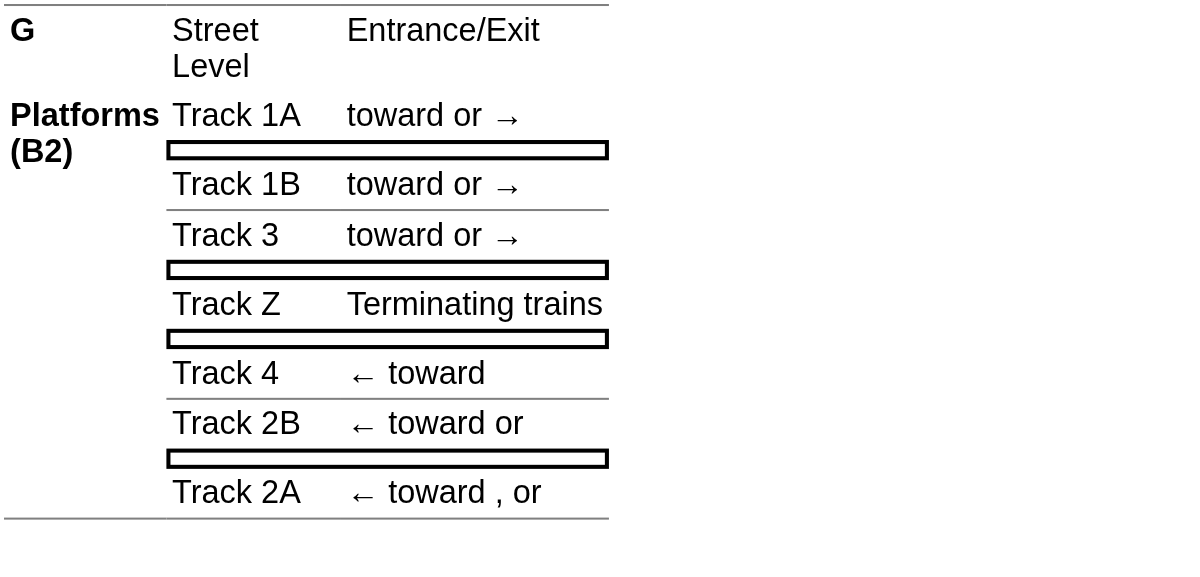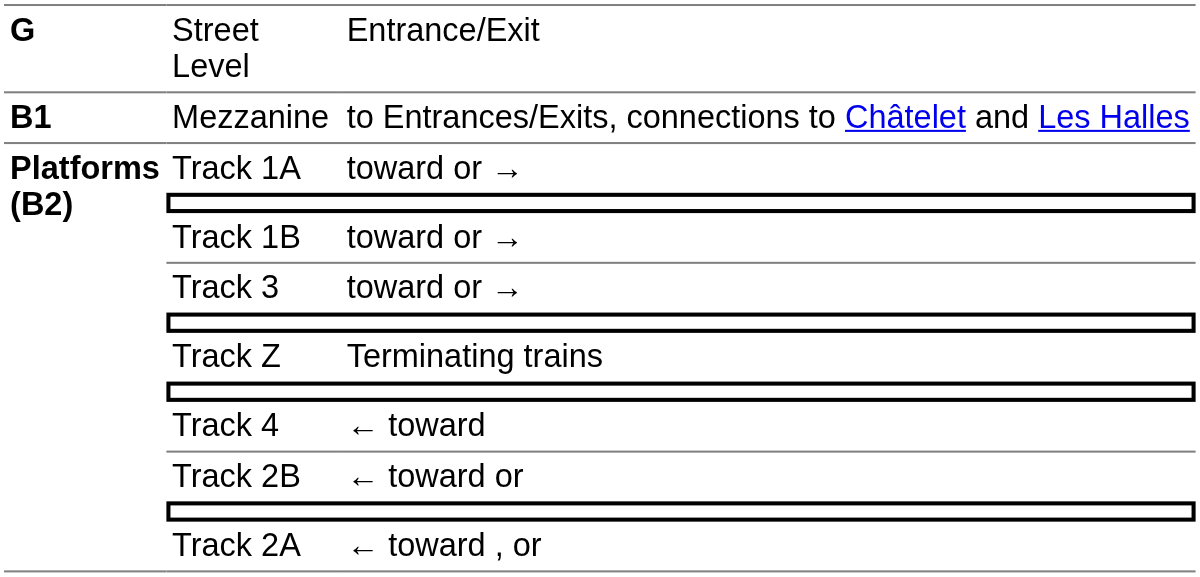+ row: (251, 117)
